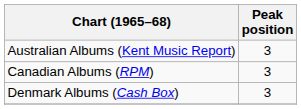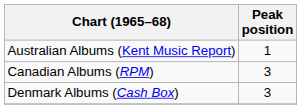(267, 51) 3 -> (267, 51) 1
